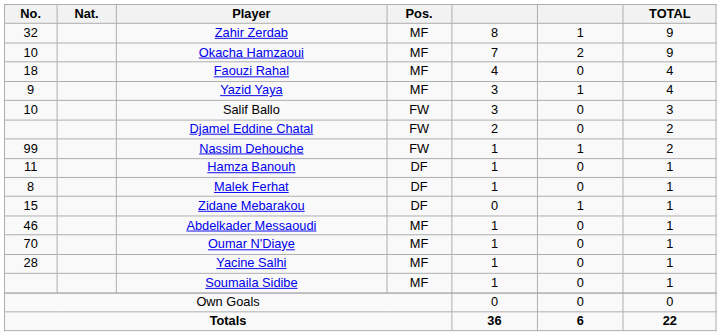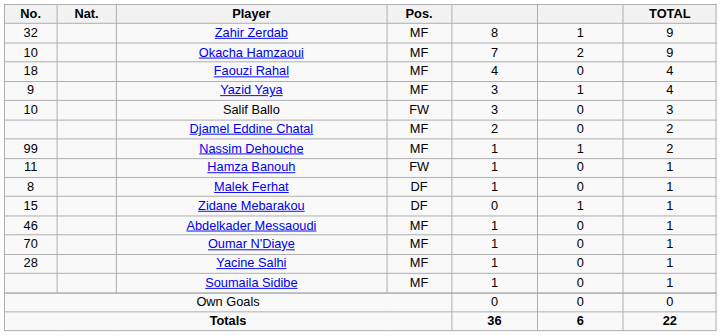(419, 128) FW -> (419, 128) MF
(419, 148) FW -> (419, 148) MF
(419, 167) DF -> (419, 167) FW
